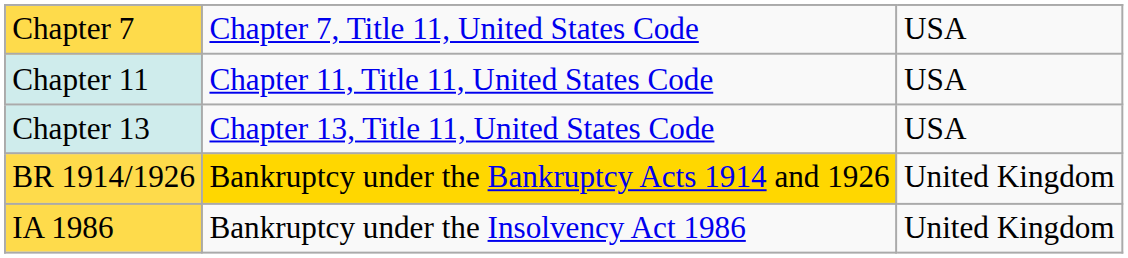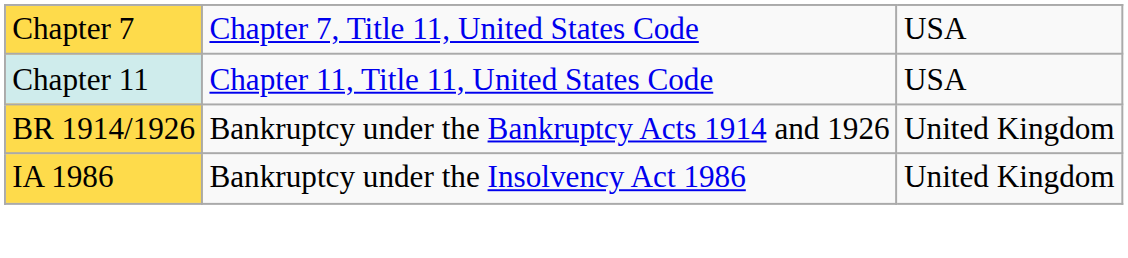- row: (81, 128)
(550, 177) gold background -> (550, 128) no background
